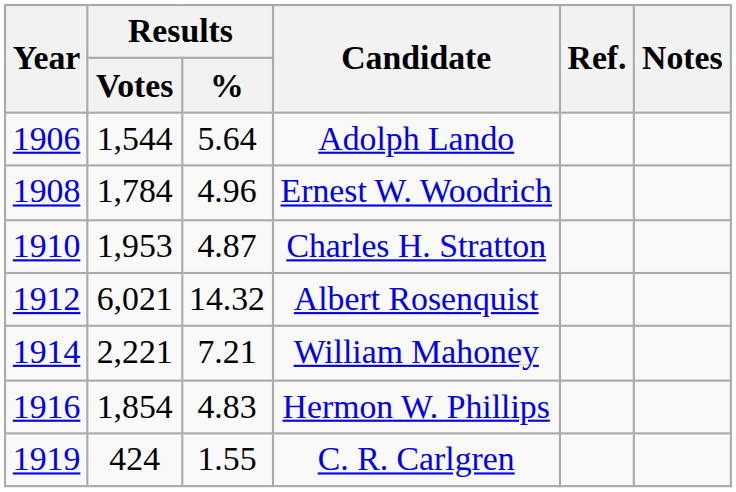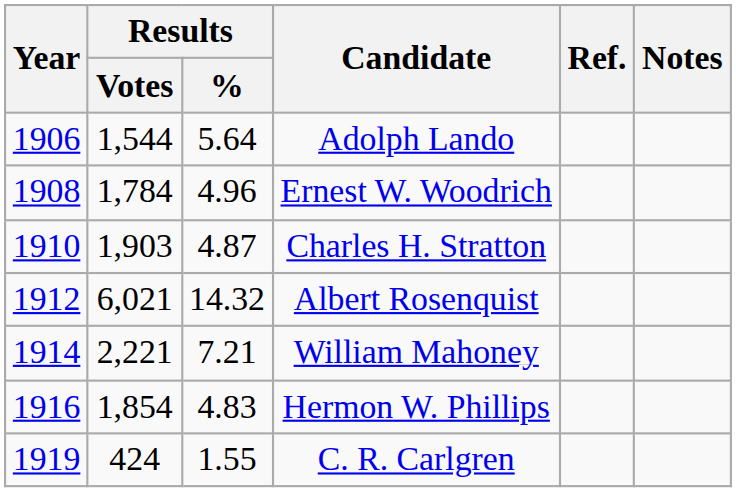(135, 245) 1,953 -> (135, 245) 1,903
